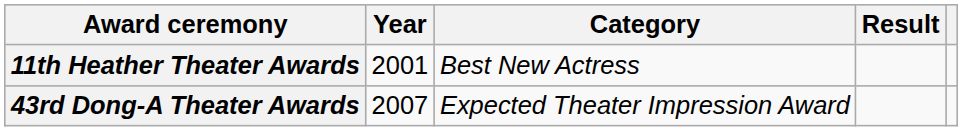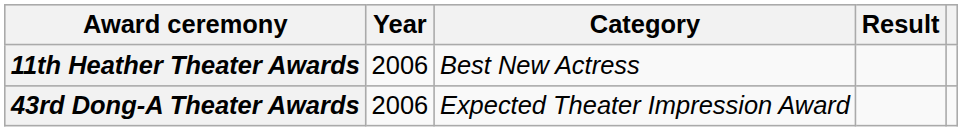(400, 65) 2001 -> (400, 65) 2006
(400, 105) 2007 -> (400, 105) 2006
